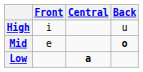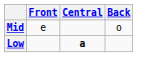- row: (18, 28)
(125, 44) bold -> (119, 28) normal
